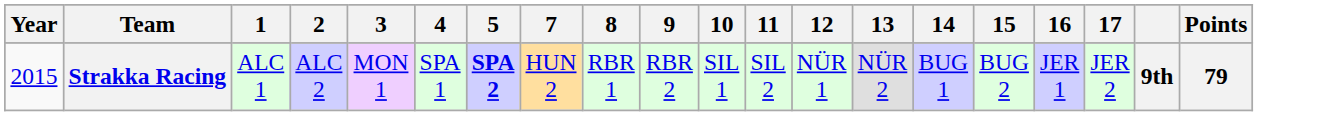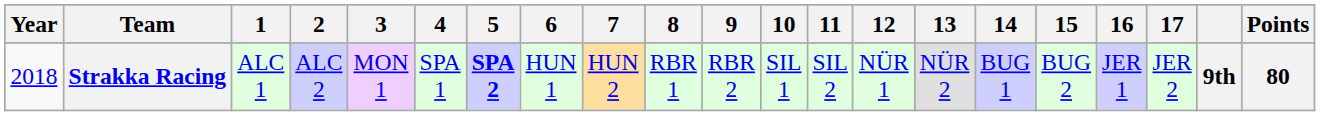+ column: (551, 23)
(34, 76) 2015 -> (34, 76) 2018
(1216, 76) 79 -> (1278, 76) 80
